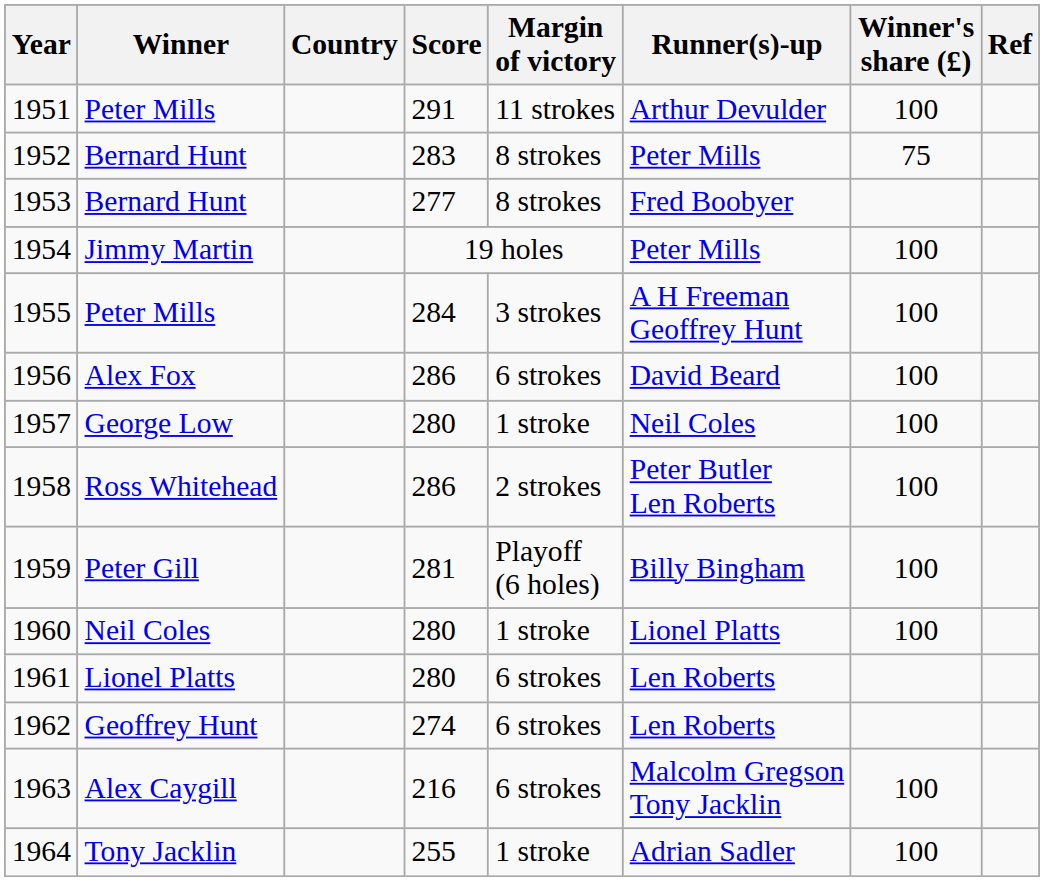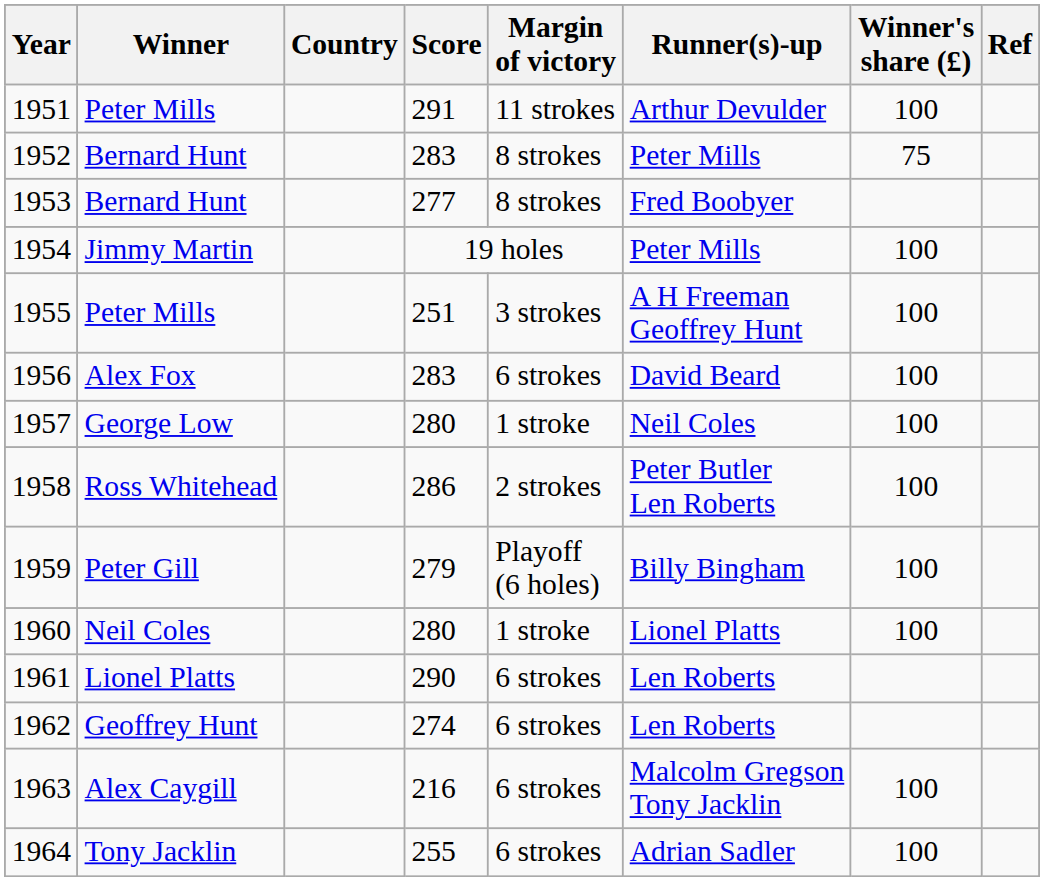(434, 312) 284 -> (434, 312) 251
(434, 376) 286 -> (434, 376) 283
(434, 567) 281 -> (434, 567) 279
(434, 677) 280 -> (434, 677) 290
(543, 851) 1 stroke -> (548, 851) 6 strokes
